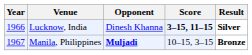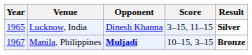(16, 27) 1966 -> (16, 27) 1965
(190, 27) bold -> (190, 27) normal
